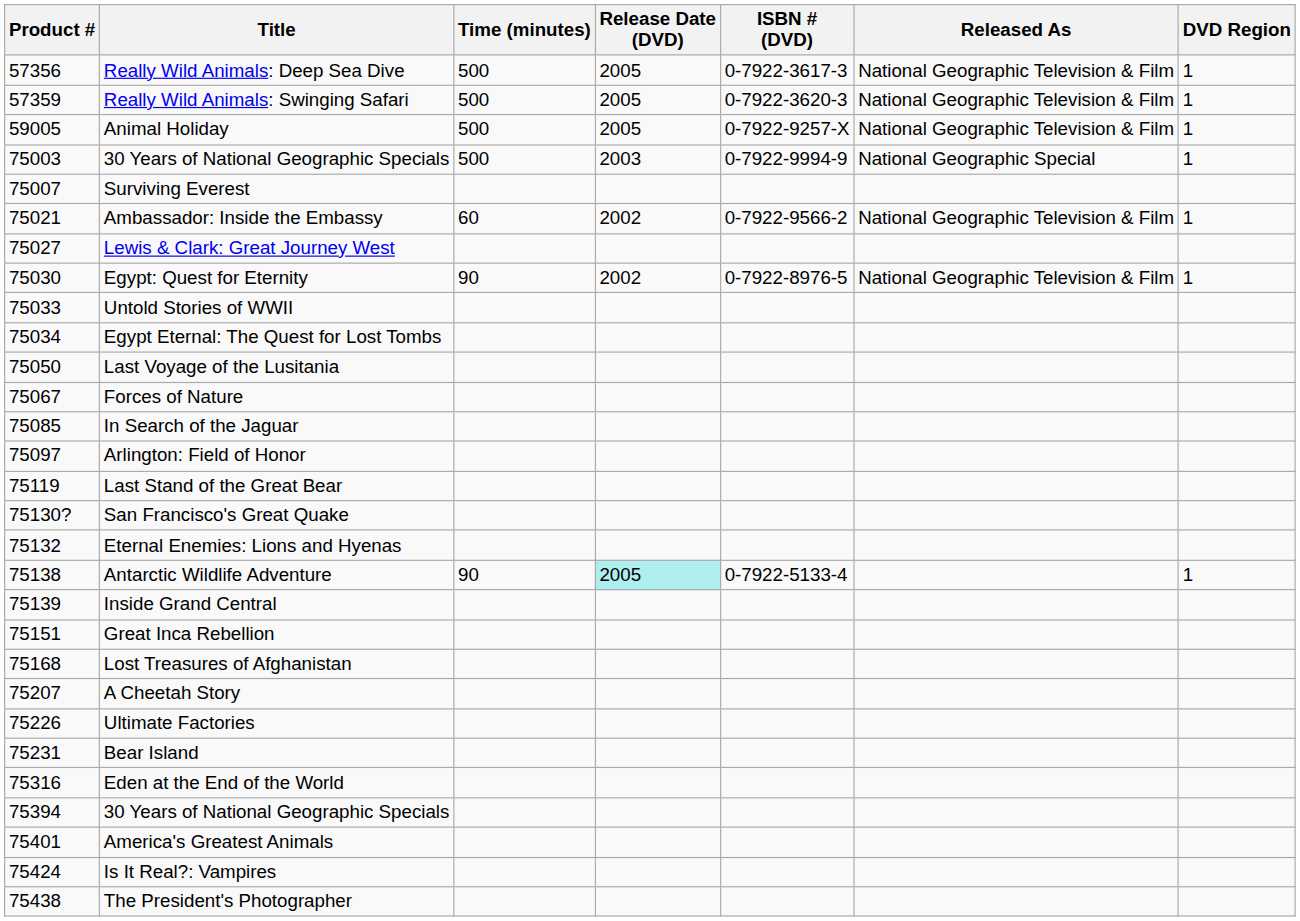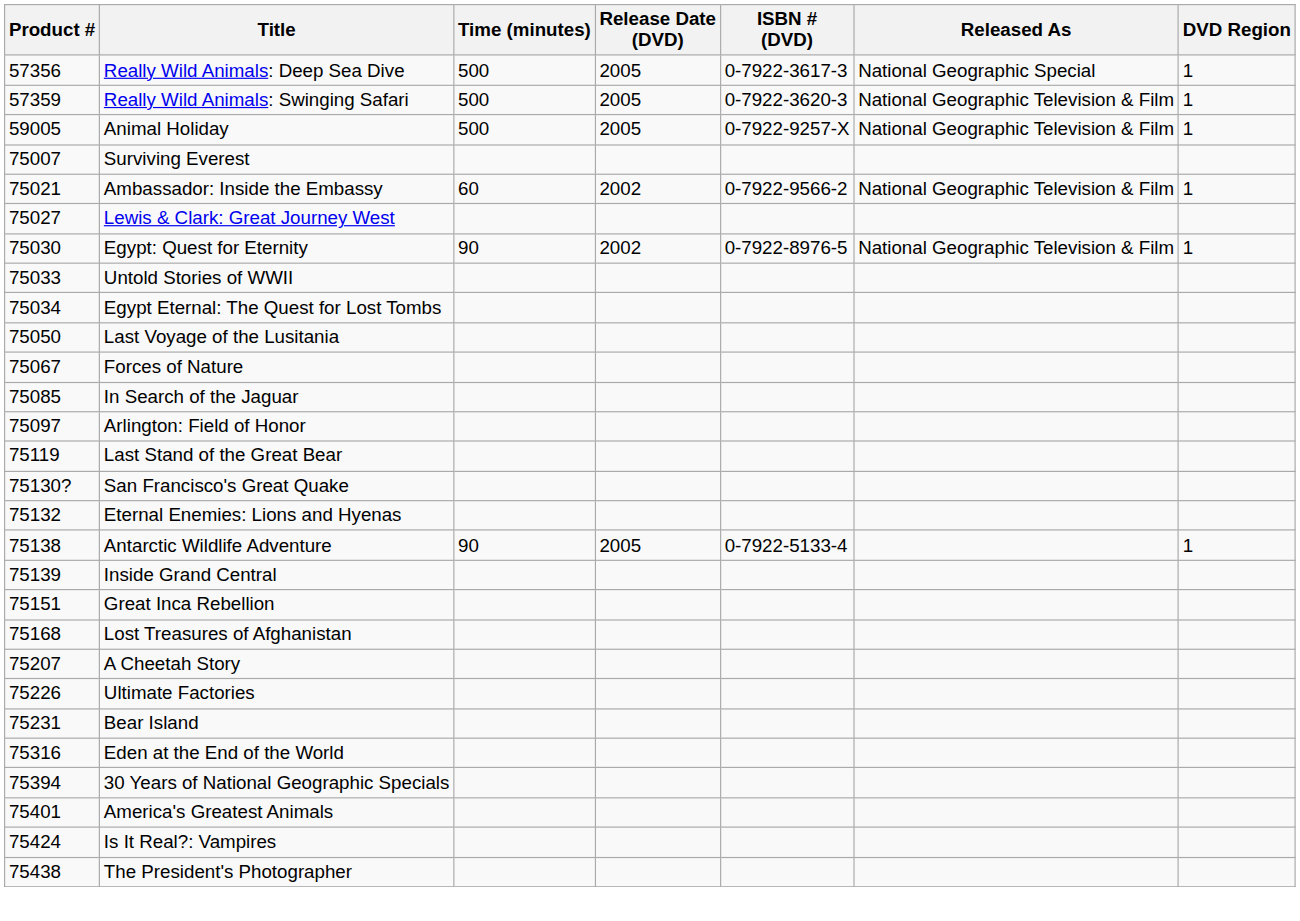(1016, 70) National Geographic Television & Film -> (977, 70) National Geographic Special
- row: (35, 159)
(620, 574) paleturquoise background -> (620, 545) no background
